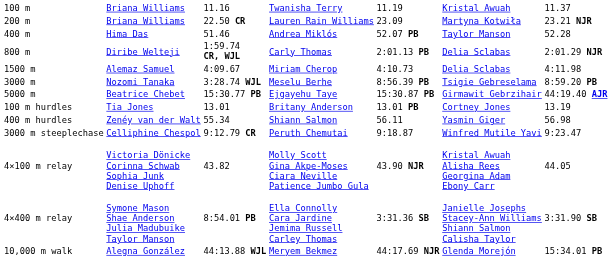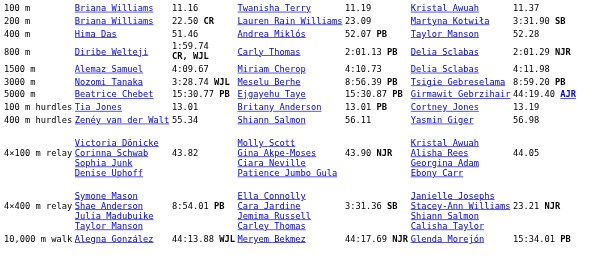(568, 21) 23.21 NJR -> (539, 21) 3:31.90 SB
- row: (54, 133)
(571, 218) 3:31.90 SB -> (537, 206) 23.21 NJR
